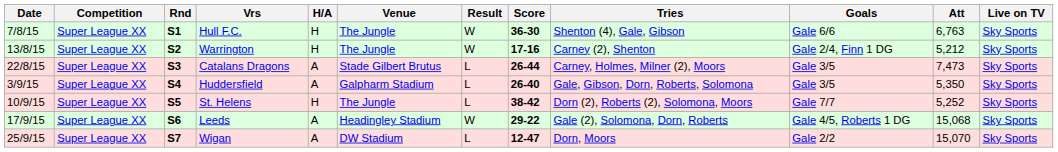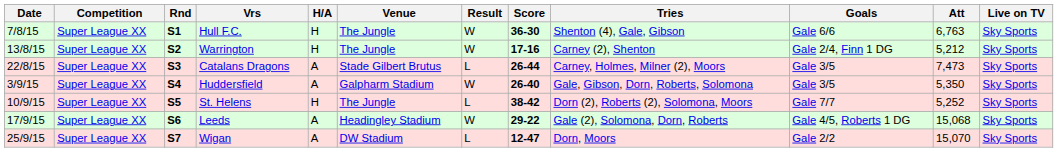(467, 84) L -> (470, 84) W
